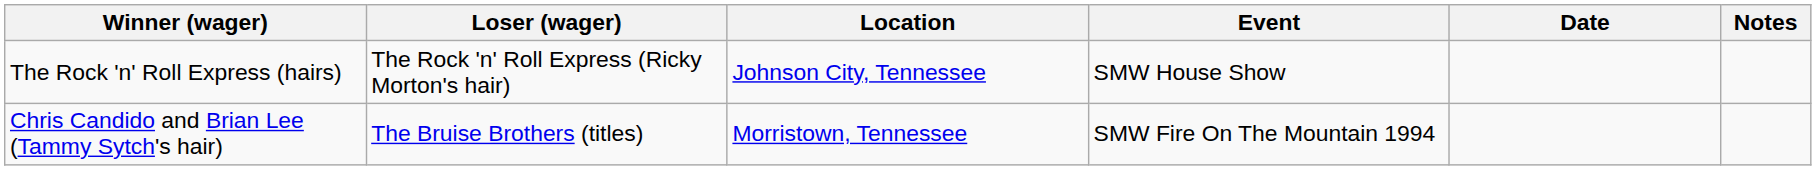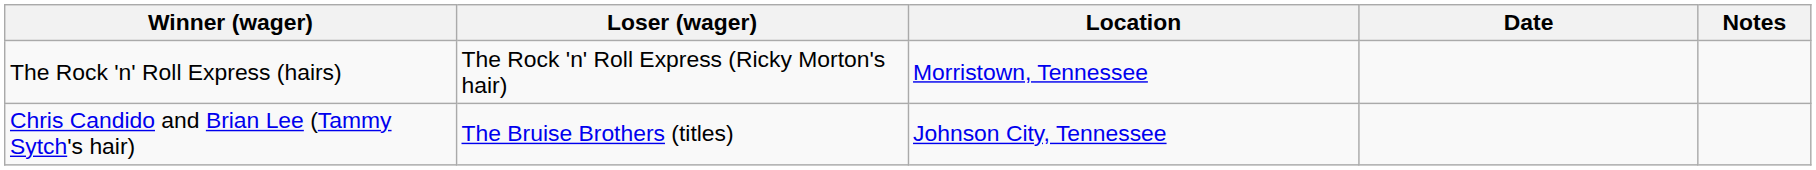- column: (1269, 22)
(859, 71) Johnson City, Tennessee -> (1030, 71) Morristown, Tennessee
(850, 133) Morristown, Tennessee -> (1040, 133) Johnson City, Tennessee
